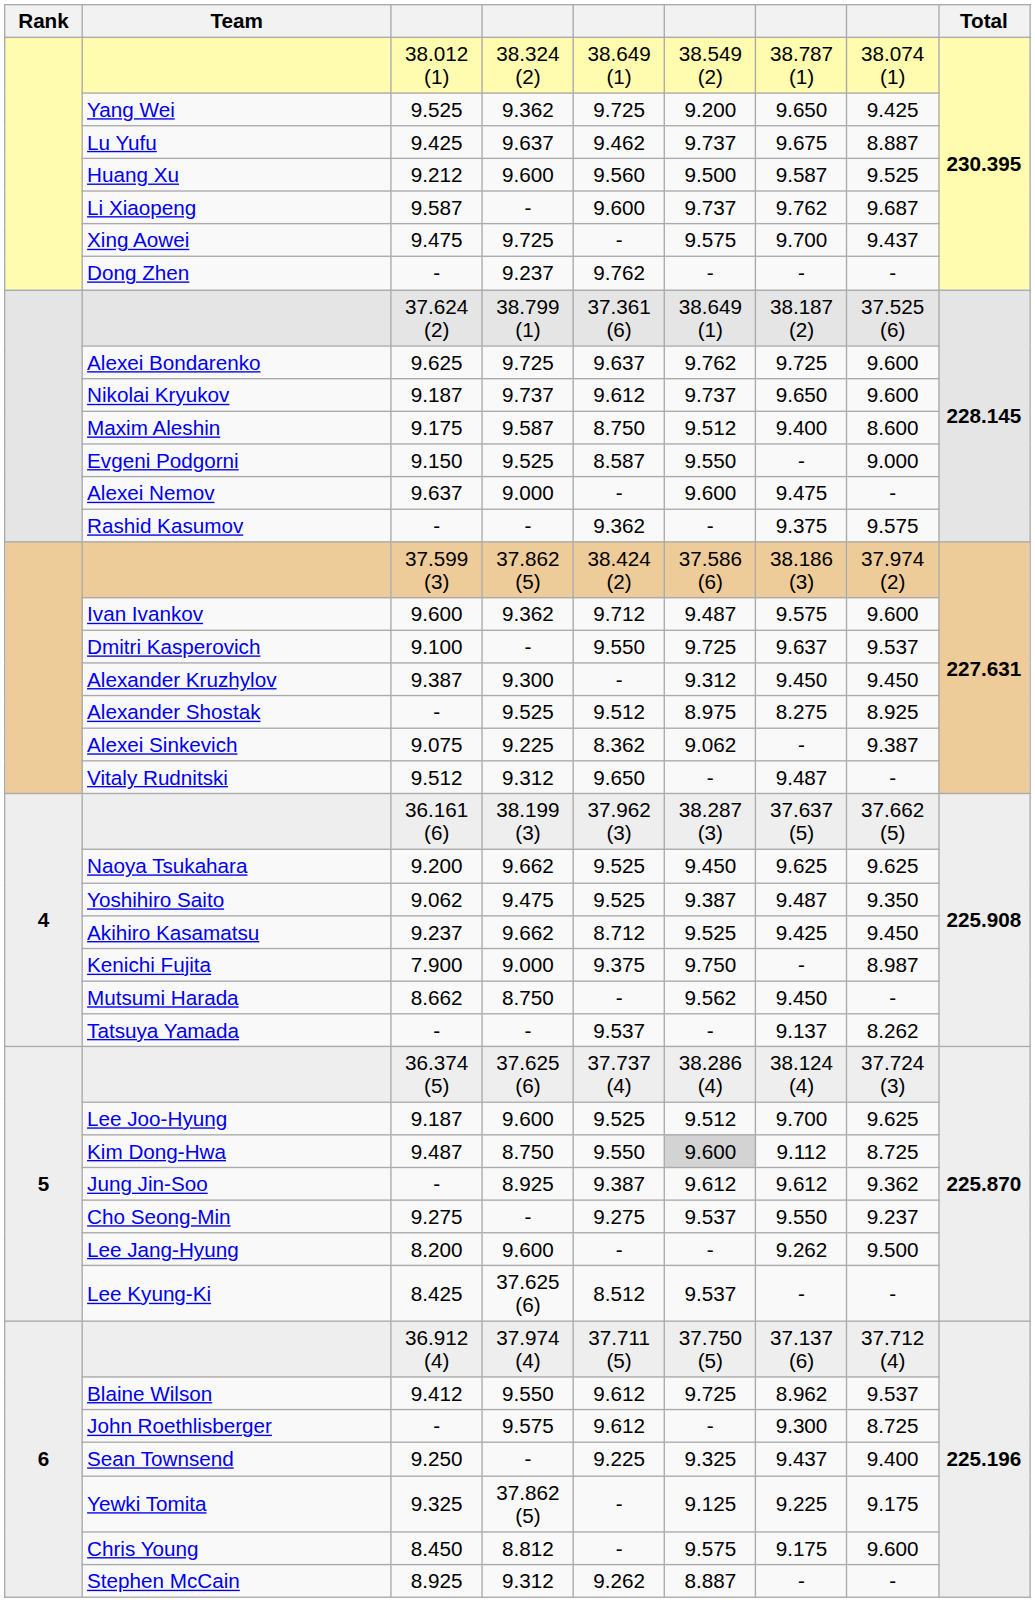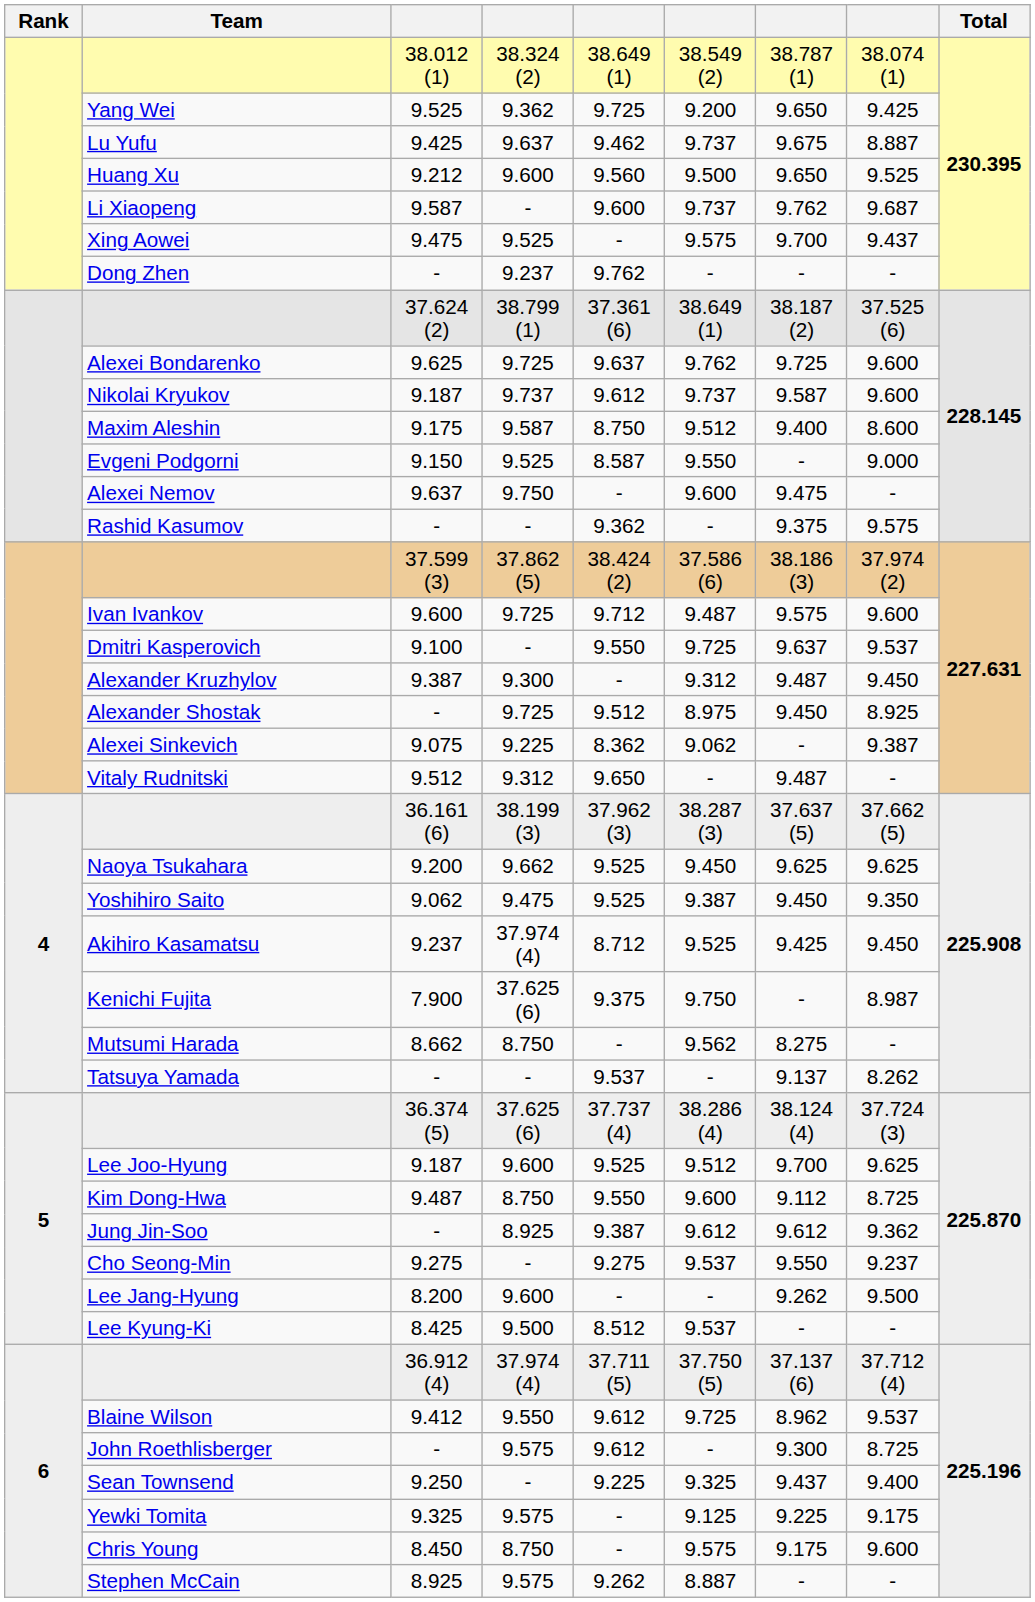(802, 175) 9.587 -> (802, 175) 9.650
(528, 241) 9.725 -> (528, 241) 9.525
(802, 395) 9.650 -> (802, 395) 9.587
(528, 493) 9.000 -> (528, 493) 9.750
(528, 614) 9.362 -> (528, 614) 9.725
(802, 680) 9.450 -> (802, 680) 9.487
(528, 712) 9.525 -> (528, 712) 9.725
(802, 712) 8.275 -> (802, 712) 9.450
(802, 899) 9.487 -> (802, 899) 9.450
(528, 932) 9.662 -> (528, 943) 37.974 (4)
(528, 965) 9.000 -> (528, 999) 37.625 (6)
(802, 997) 9.450 -> (802, 1044) 8.275
(710, 1151) lightgrey background -> (710, 1198) no background
(528, 1294) 37.625 (6) -> (528, 1328) 9.500
(528, 1504) 37.862 (5) -> (528, 1515) 9.575
(528, 1548) 8.812 -> (528, 1548) 8.750
(528, 1581) 9.312 -> (528, 1581) 9.575
